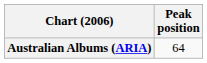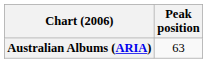(178, 48) 64 -> (178, 48) 63
